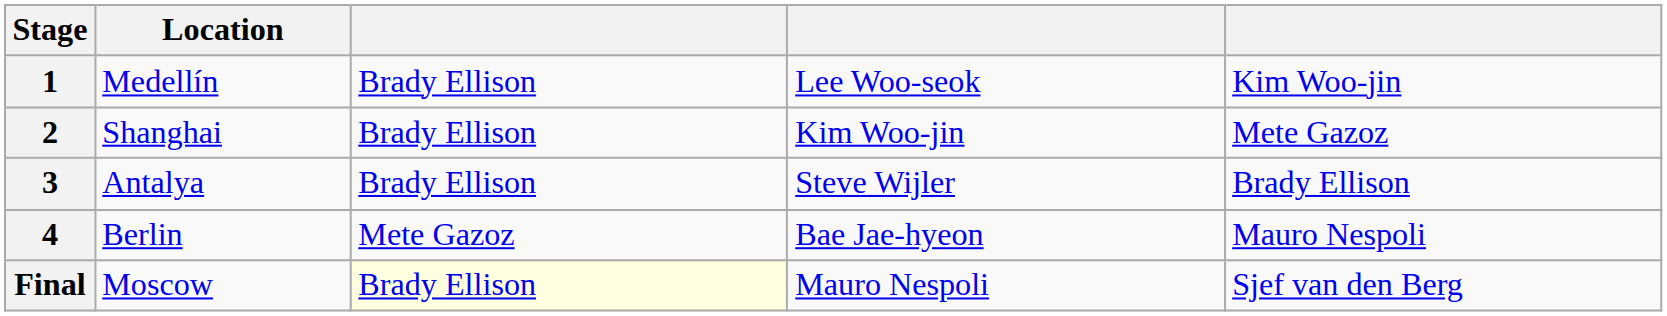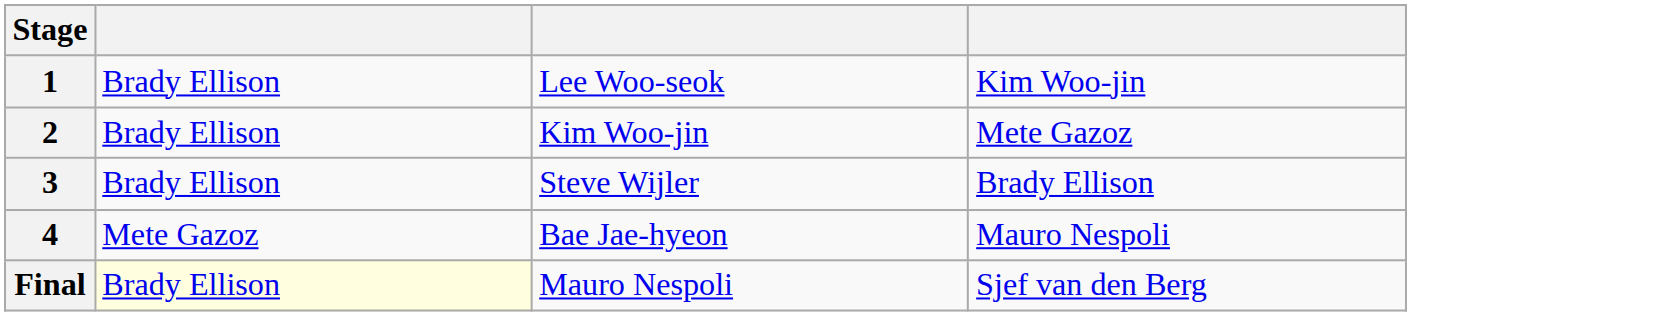- column: (223, 30)
